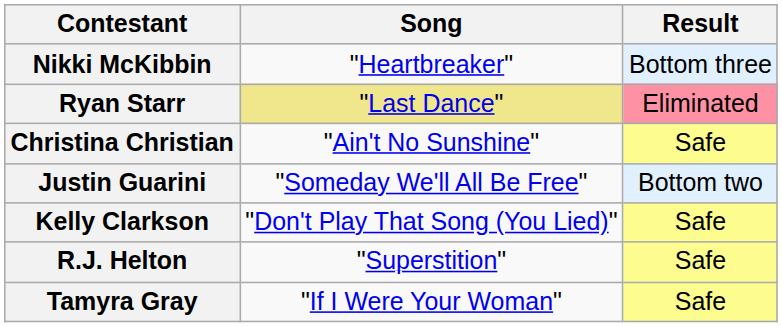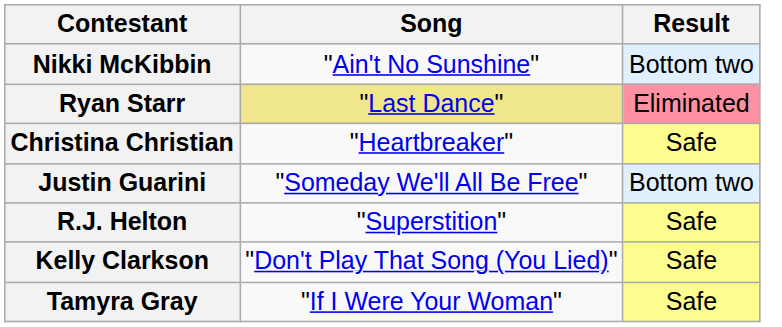(431, 63) "Heartbreaker" -> (431, 63) "Ain't No Sunshine"
(700, 63) Bottom three -> (691, 63) Bottom two
(431, 143) "Ain't No Sunshine" -> (431, 143) "Heartbreaker"
rows swapped: (122, 222) <-> (122, 261)
